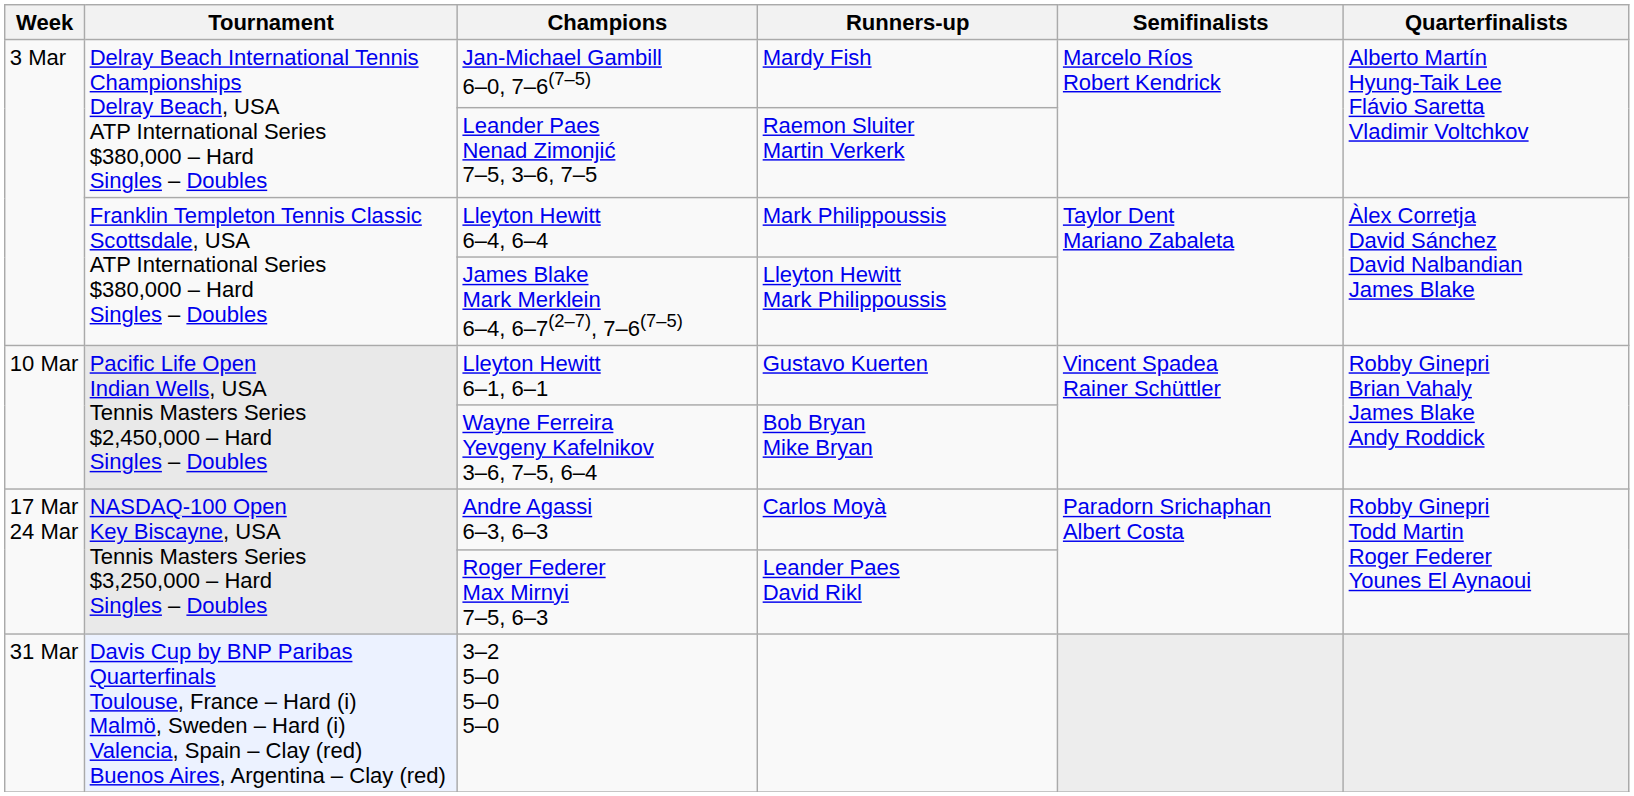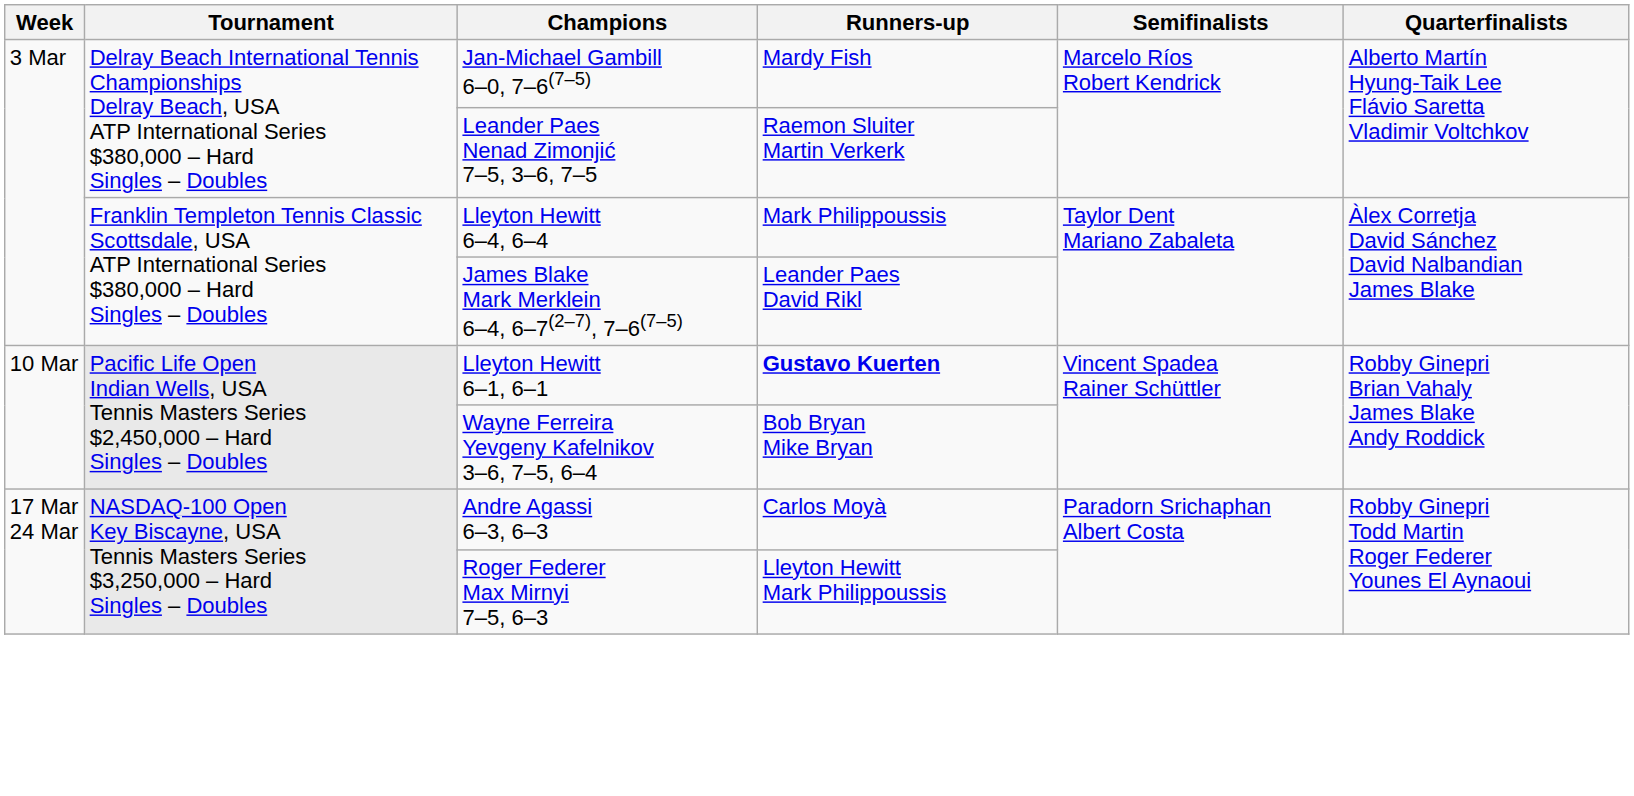(854, 287) Lleyton Hewitt Mark Philippoussis -> (831, 287) Leander Paes David Rikl
(845, 364) normal -> (851, 364) bold
(831, 579) Leander Paes David Rikl -> (854, 579) Lleyton Hewitt Mark Philippoussis
- row: (481, 688)
